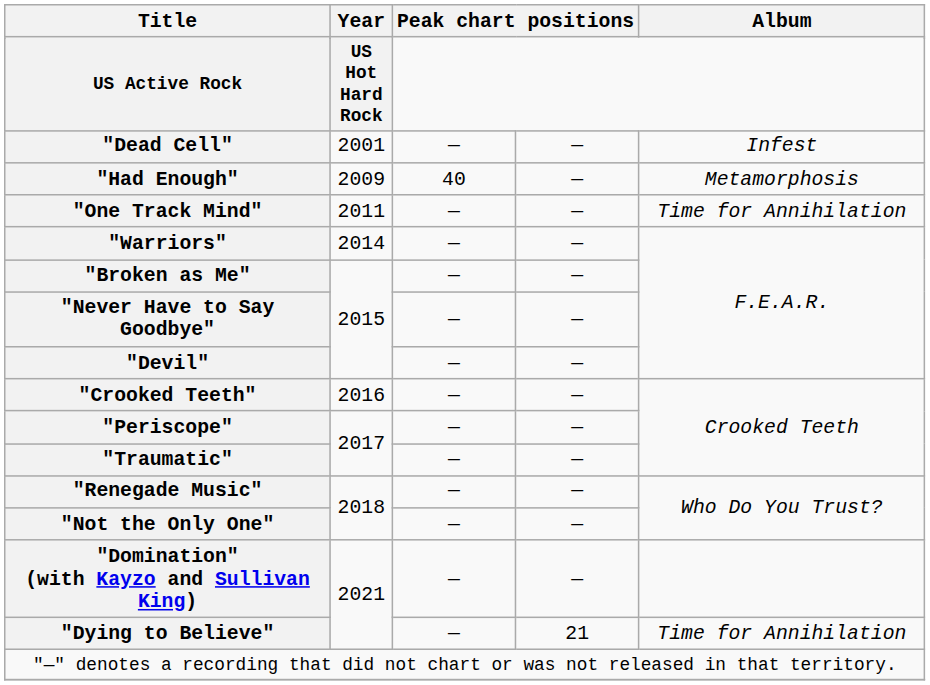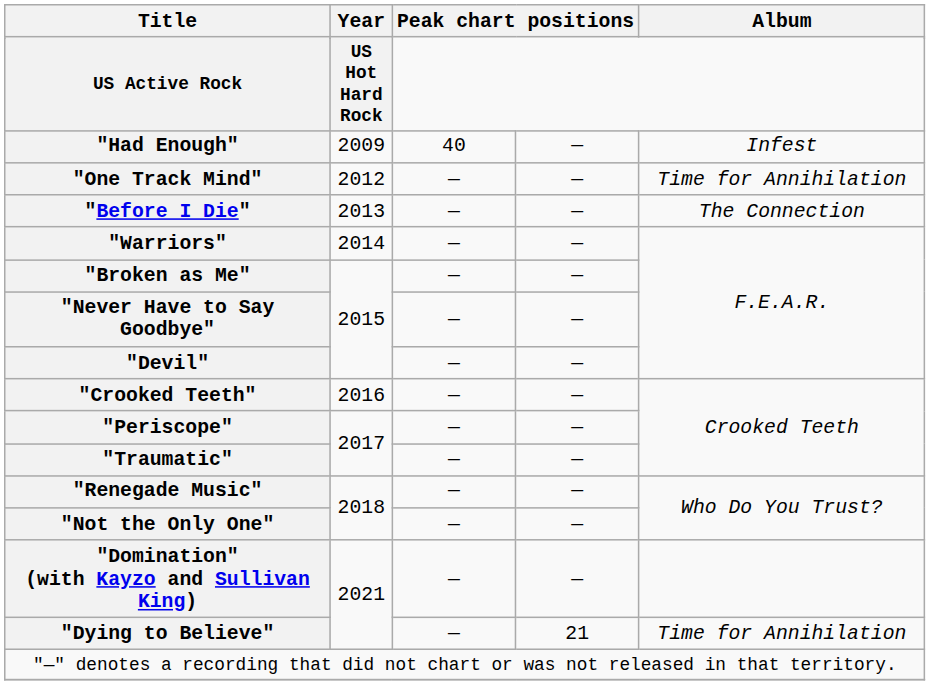- row: (168, 147)
(782, 179) Metamorphosis -> (782, 147) Infest
(361, 211) 2011 -> (361, 179) 2012
+ row: (168, 211)
